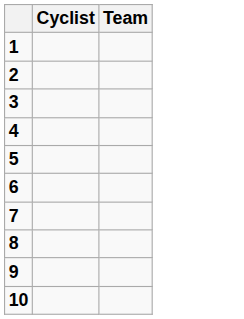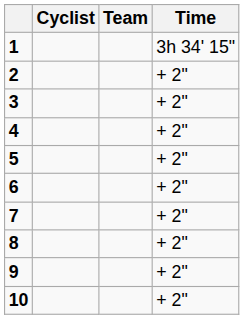+ column: (196, 18)
